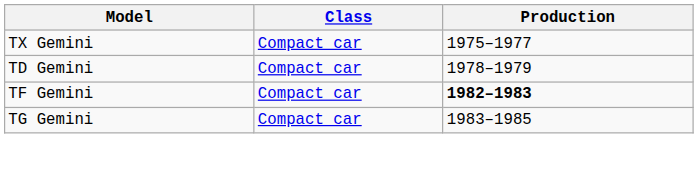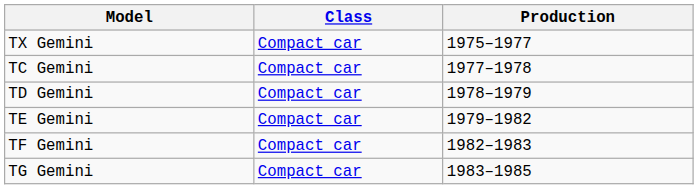+ row: (51, 69)
+ row: (51, 120)
(489, 94) bold -> (489, 146) normal
